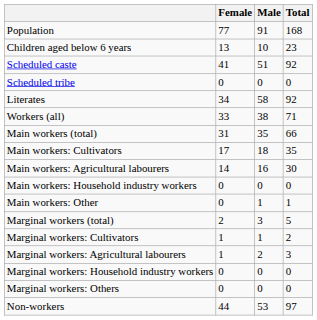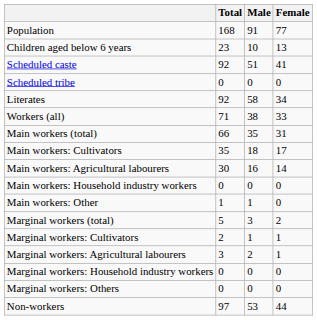columns swapped: (298, 13) <-> (235, 13)
